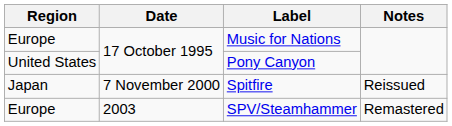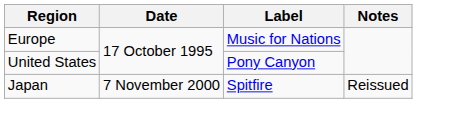- row: (292, 109)
